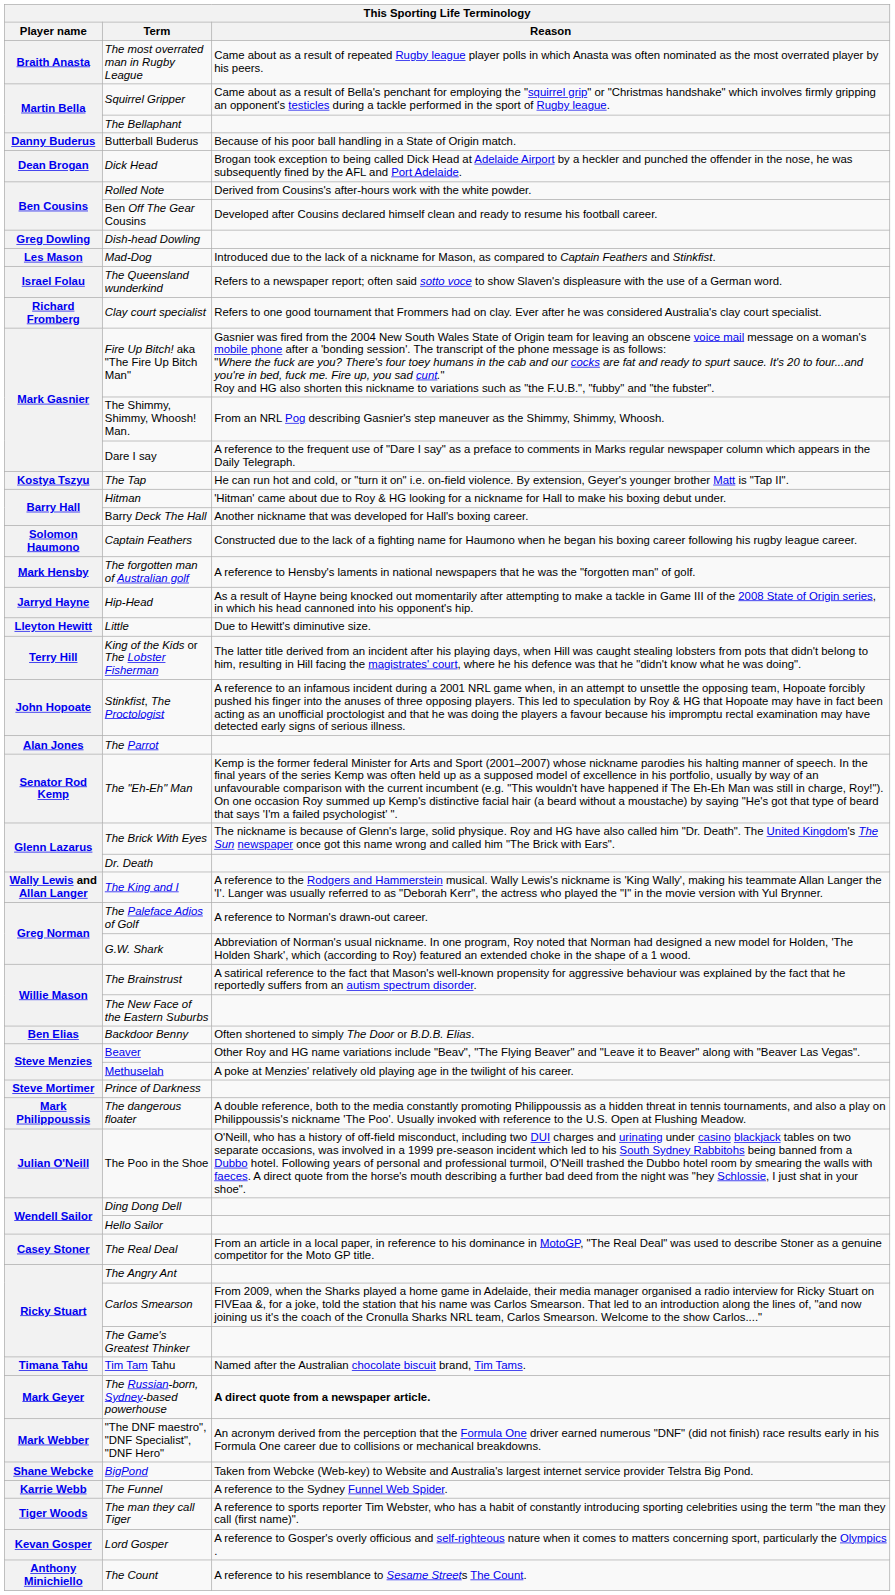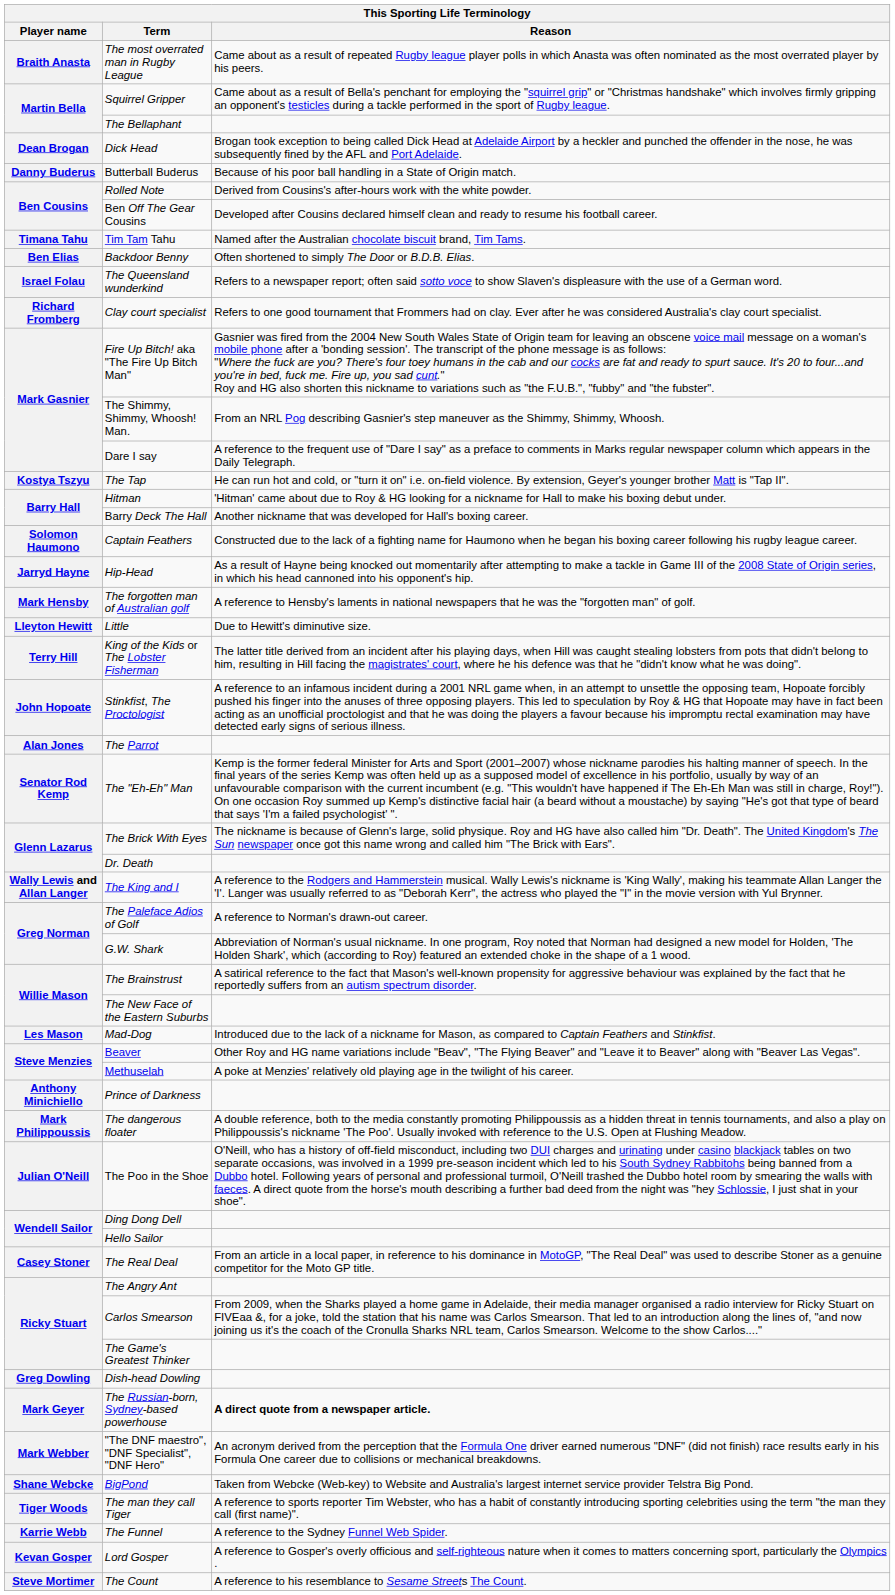rows swapped: (152, 141) <-> (131, 166)
rows swapped: (152, 239) <-> (140, 1366)
rows swapped: (146, 1035) <-> (128, 257)
rows swapped: (129, 602) <-> (151, 571)
(53, 1089) Steve Mortimer -> (53, 1095) Anthony Minichiello
rows swapped: (134, 1489) <-> (150, 1513)
(53, 1575) Anthony Minichiello -> (53, 1581) Steve Mortimer
